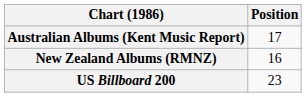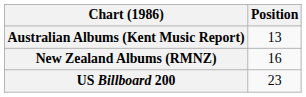(275, 37) 17 -> (275, 37) 13
